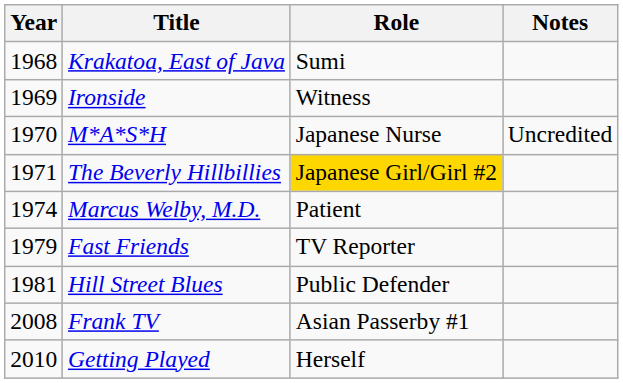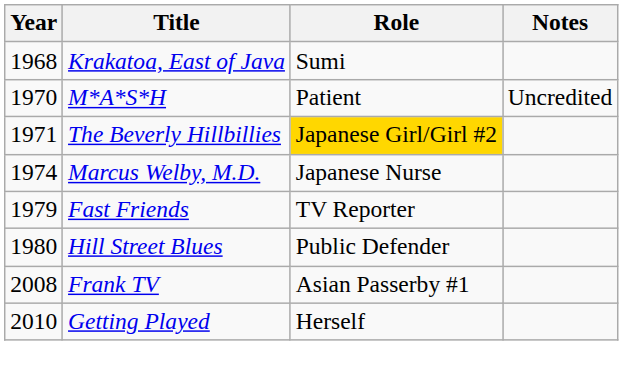- row: (107, 97)
(369, 135) Japanese Nurse -> (328, 97) Patient
(328, 209) Patient -> (369, 172) Japanese Nurse
(34, 284) 1981 -> (34, 246) 1980
